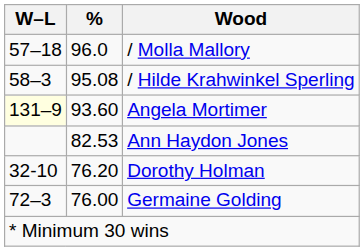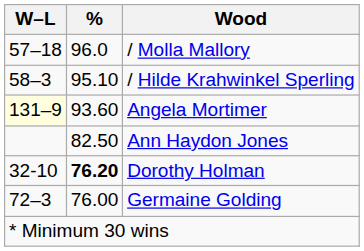(95, 79) 95.08 -> (95, 79) 95.10
(95, 140) 82.53 -> (95, 140) 82.50
(95, 170) normal -> (95, 170) bold
